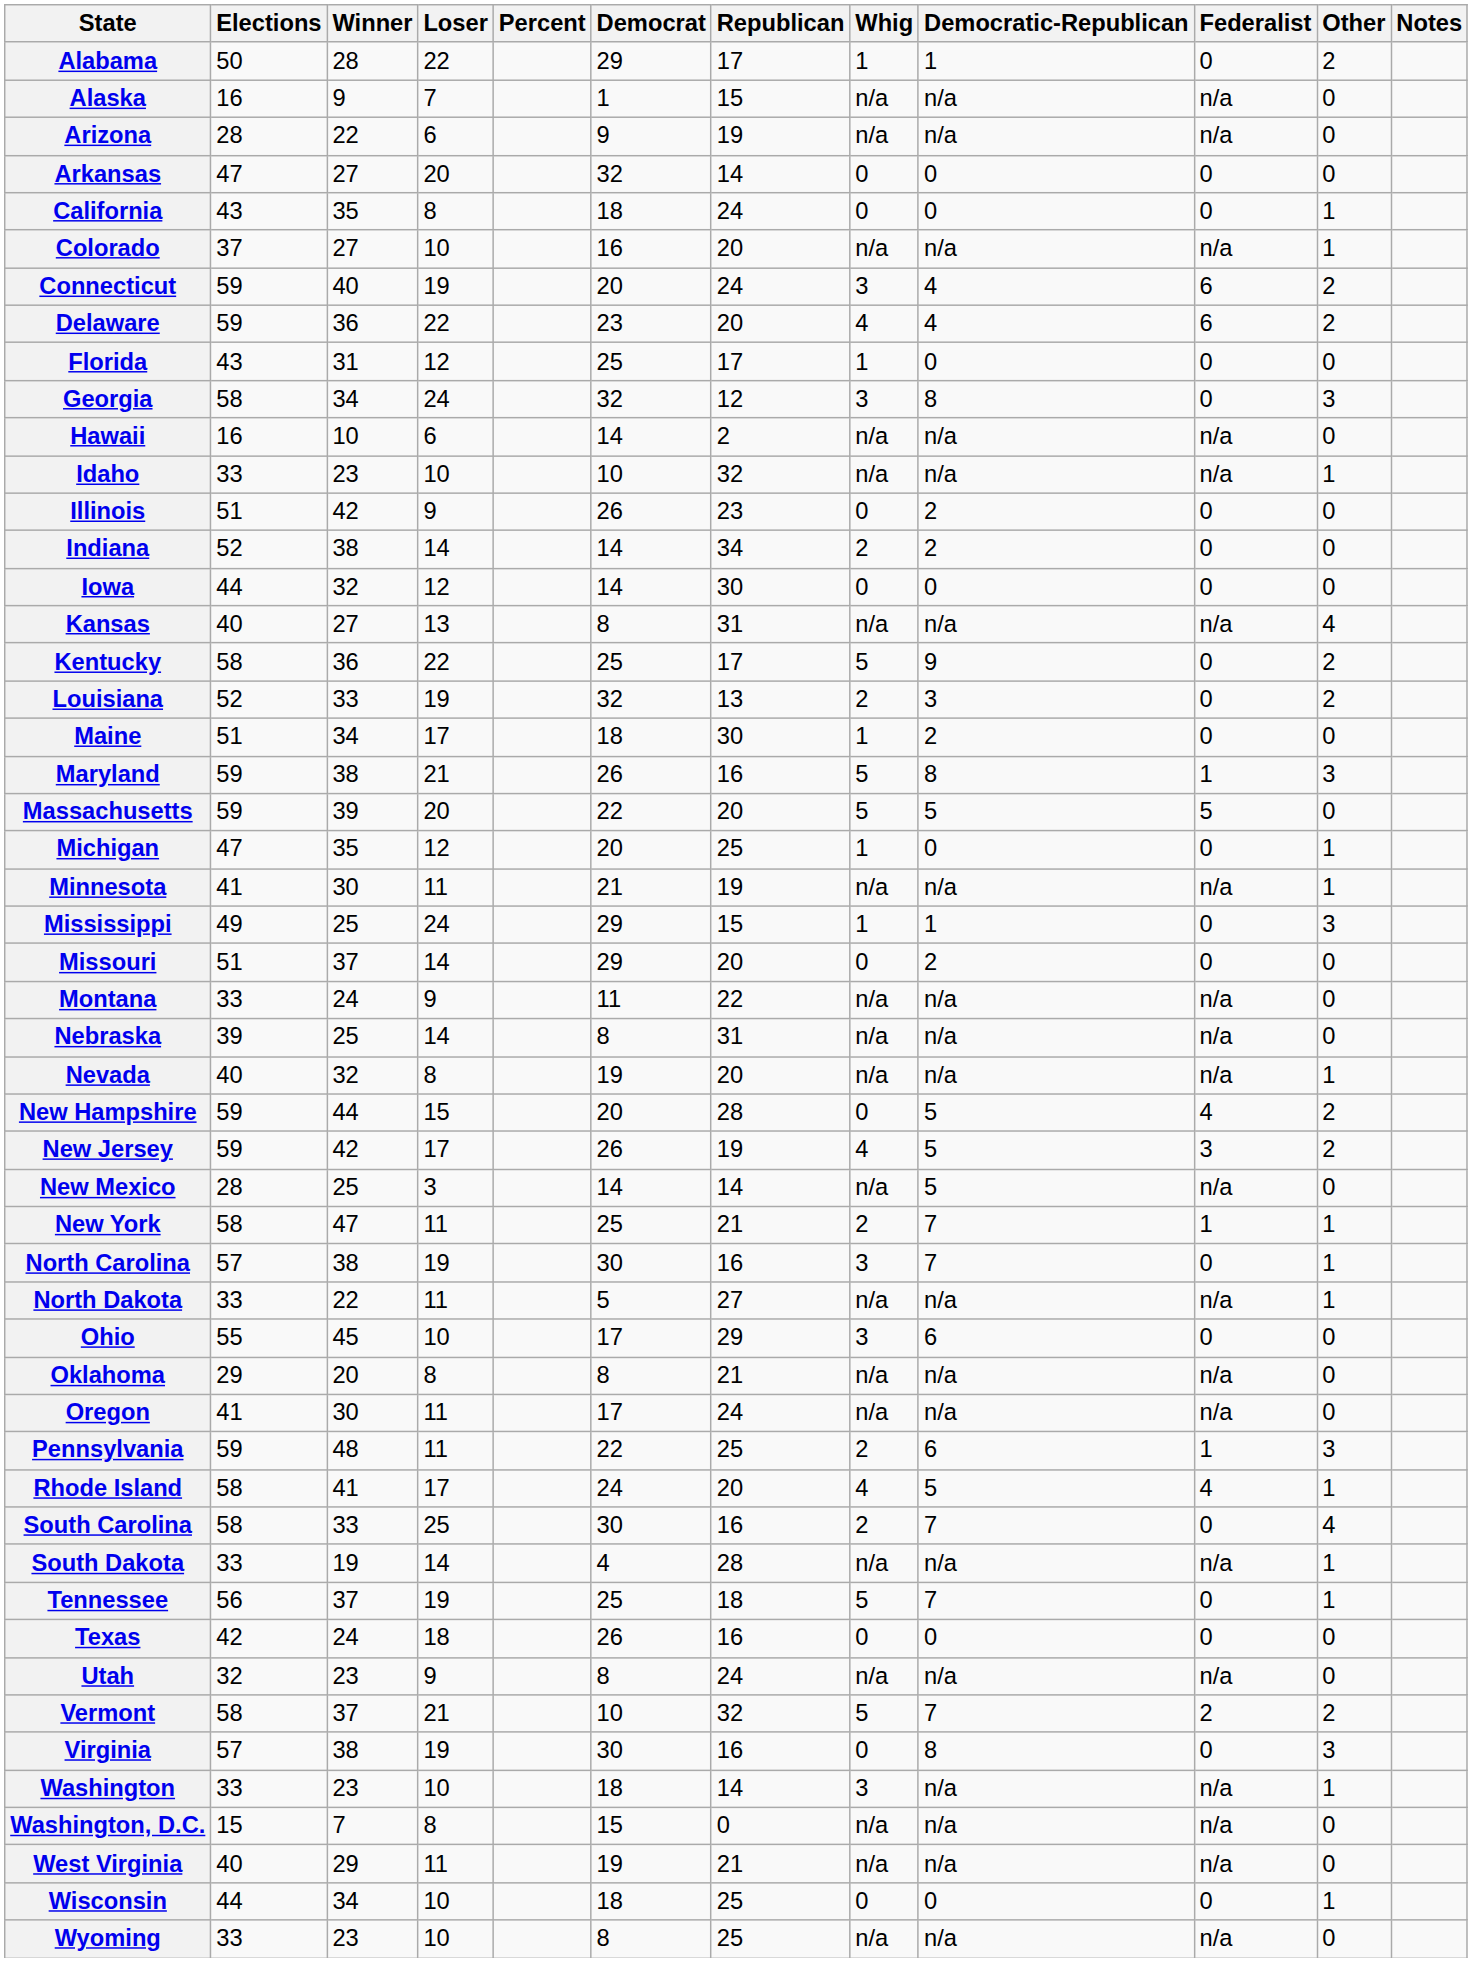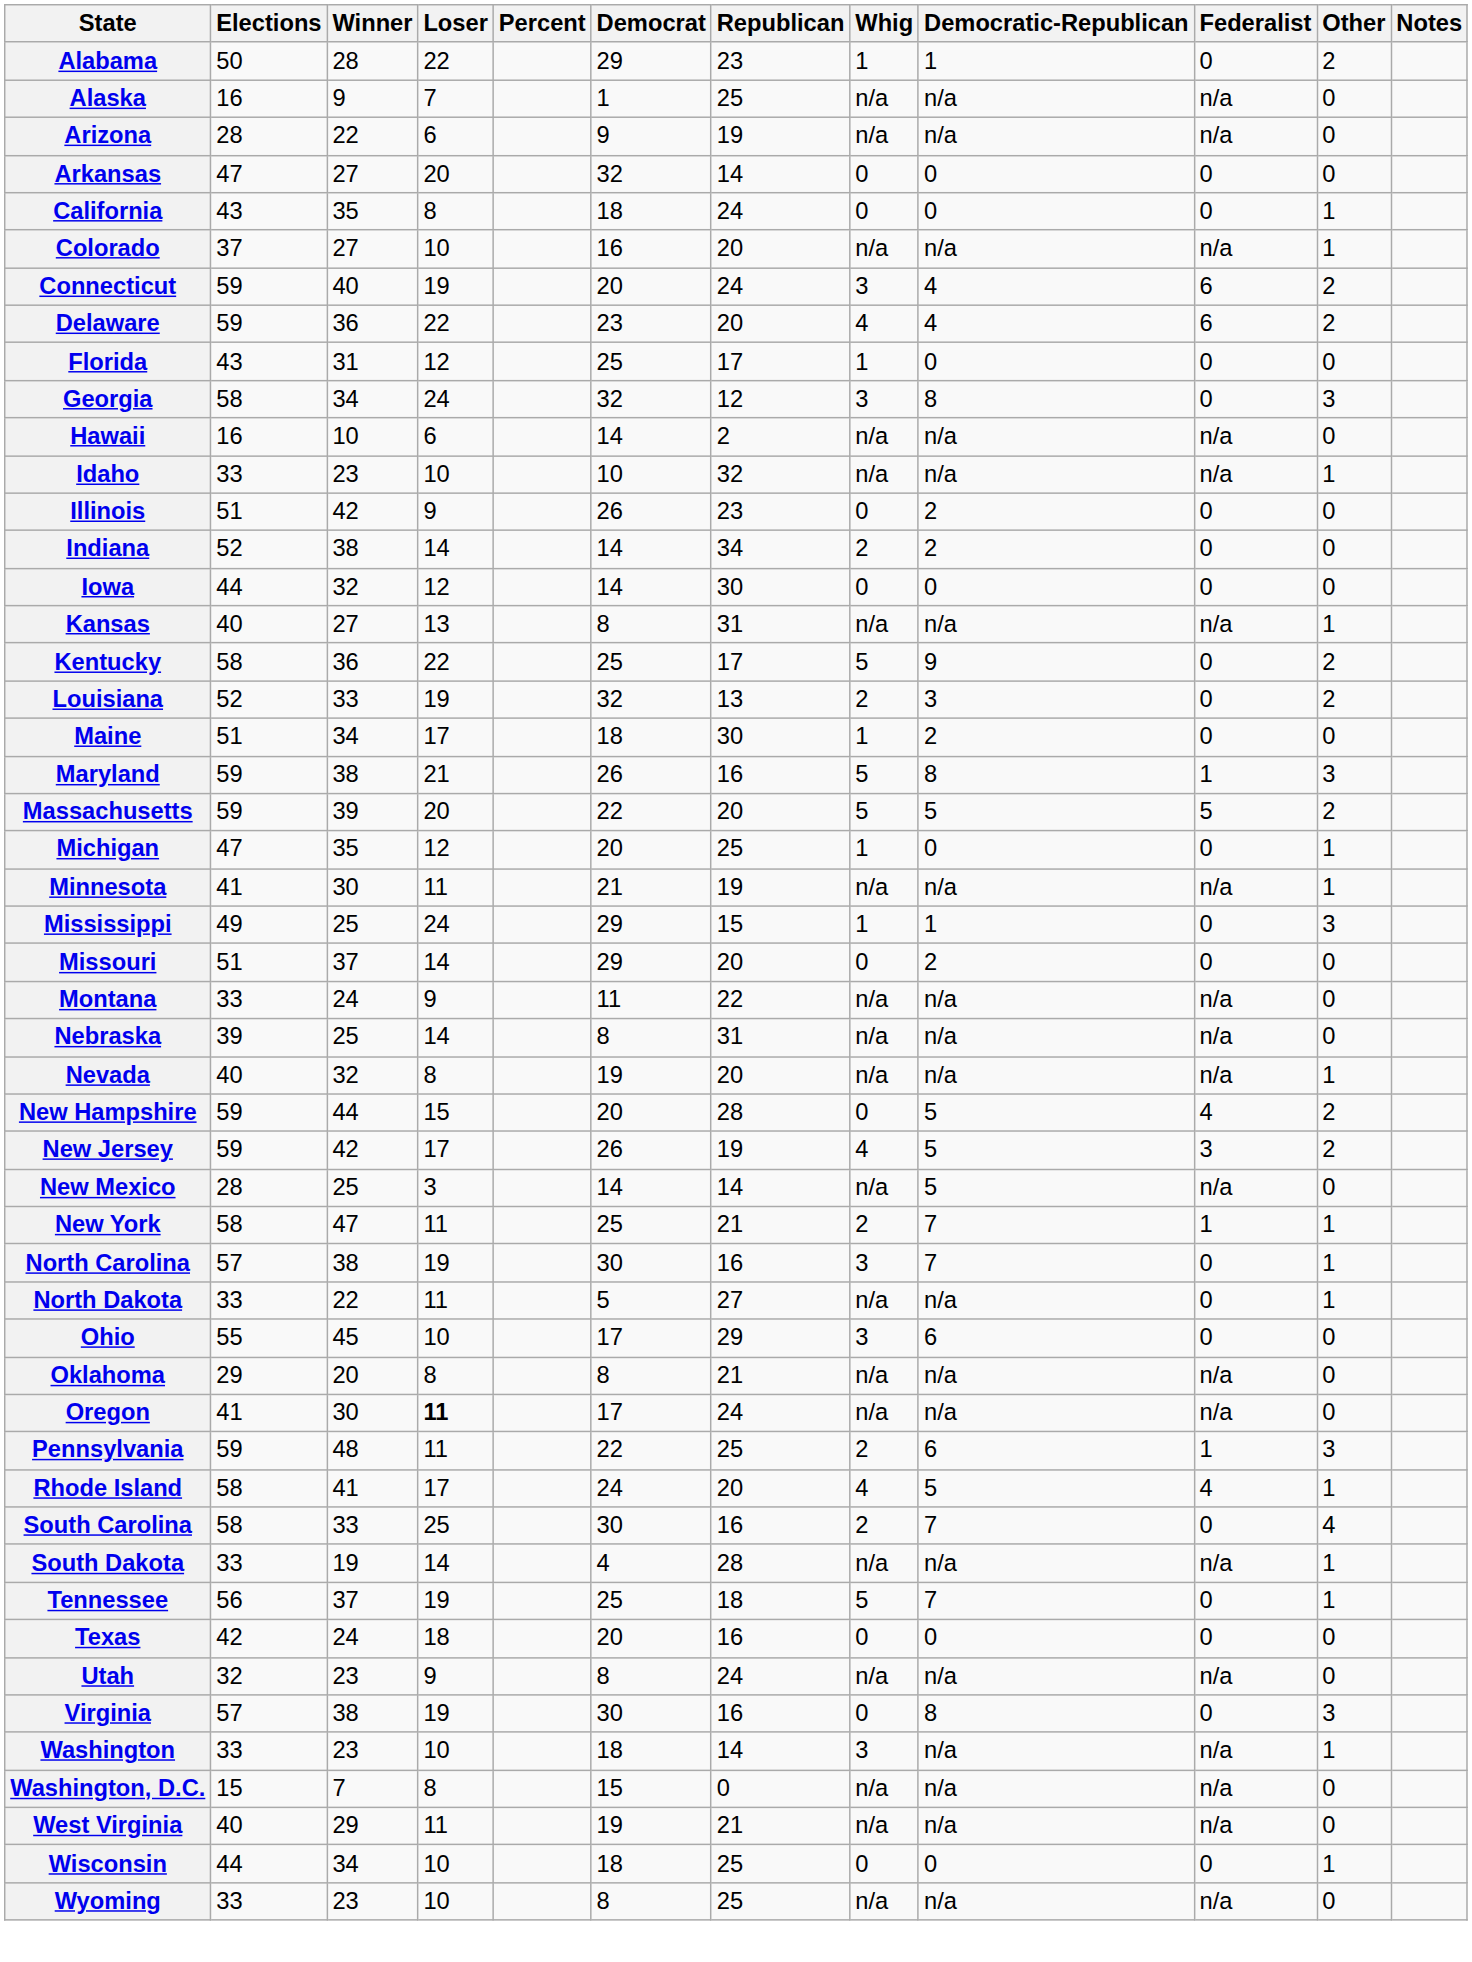(730, 60) 17 -> (730, 60) 23
(730, 98) 15 -> (730, 98) 25
(1329, 624) 4 -> (1329, 624) 1
(1329, 811) 0 -> (1329, 811) 2
(1216, 1300) n/a -> (1206, 1300) 0
(436, 1412) normal -> (436, 1412) bold
(610, 1638) 26 -> (610, 1638) 20
- row: (108, 1713)
